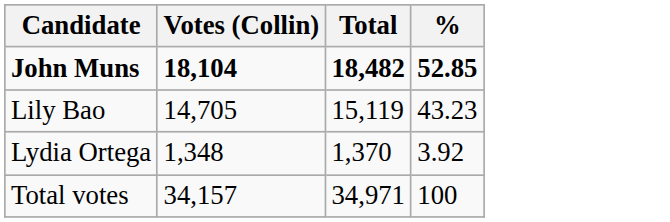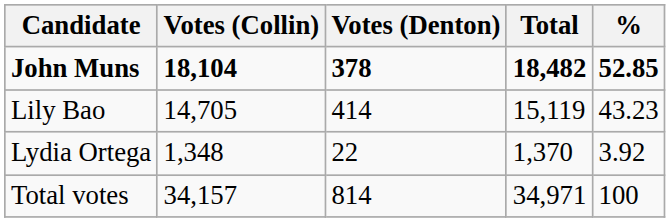+ column: (416, 25)
